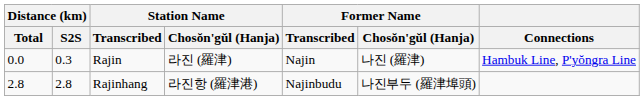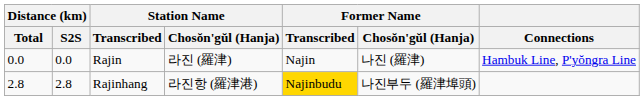(64, 60) 0.3 -> (64, 60) 0.0
(314, 84) no background -> (314, 84) gold background
